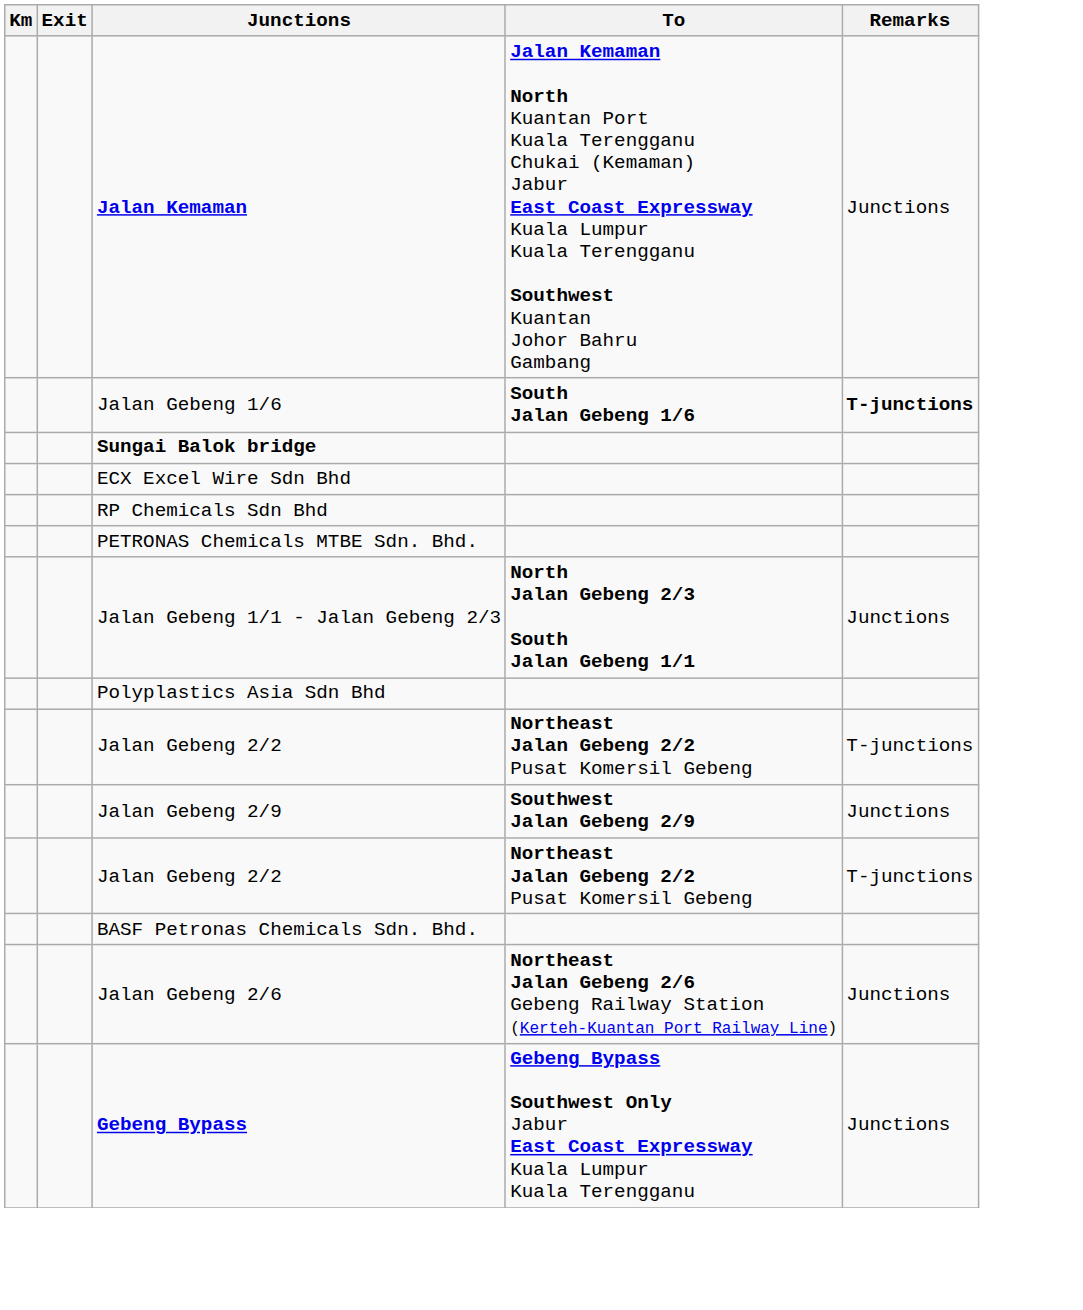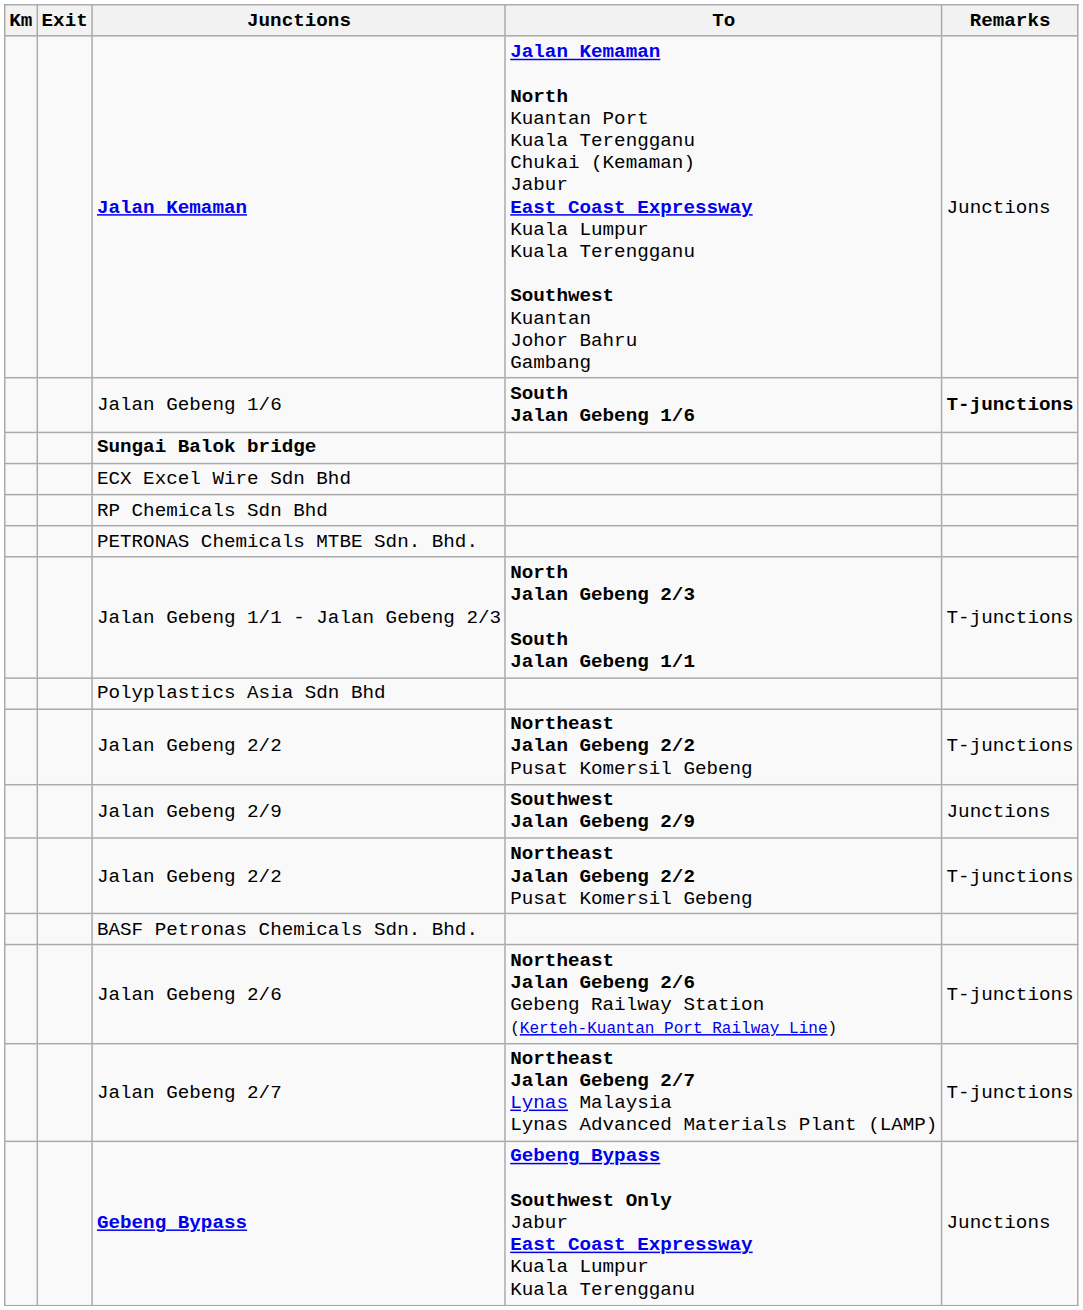(898, 617) Junctions -> (1010, 617) T-junctions
(898, 994) Junctions -> (1010, 994) T-junctions
+ row: (189, 1092)
